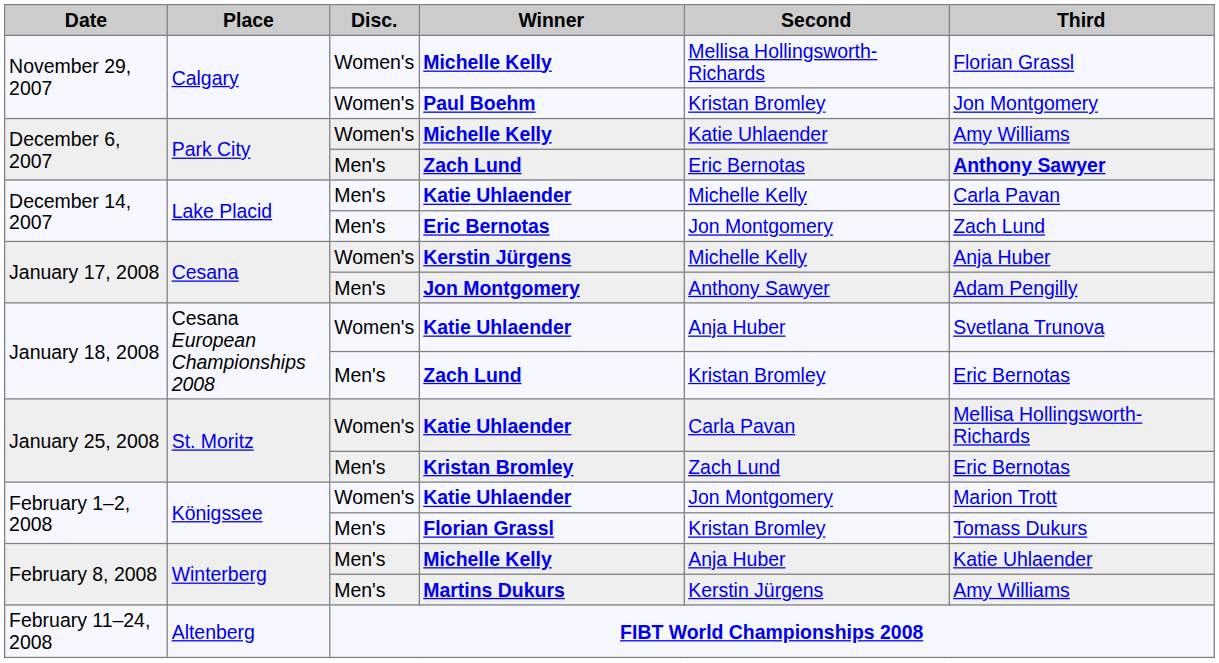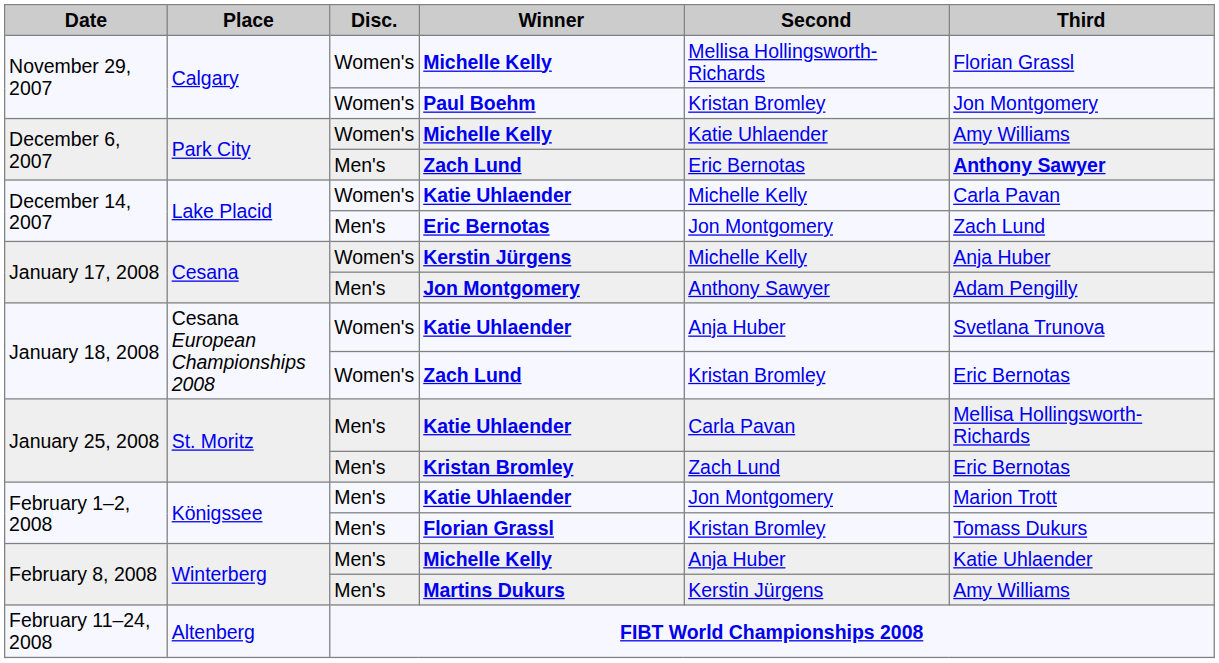(360, 195) Men's -> (374, 195) Women's
(360, 375) Men's -> (374, 375) Women's
(374, 425) Women's -> (360, 425) Men's
(374, 497) Women's -> (360, 497) Men's
